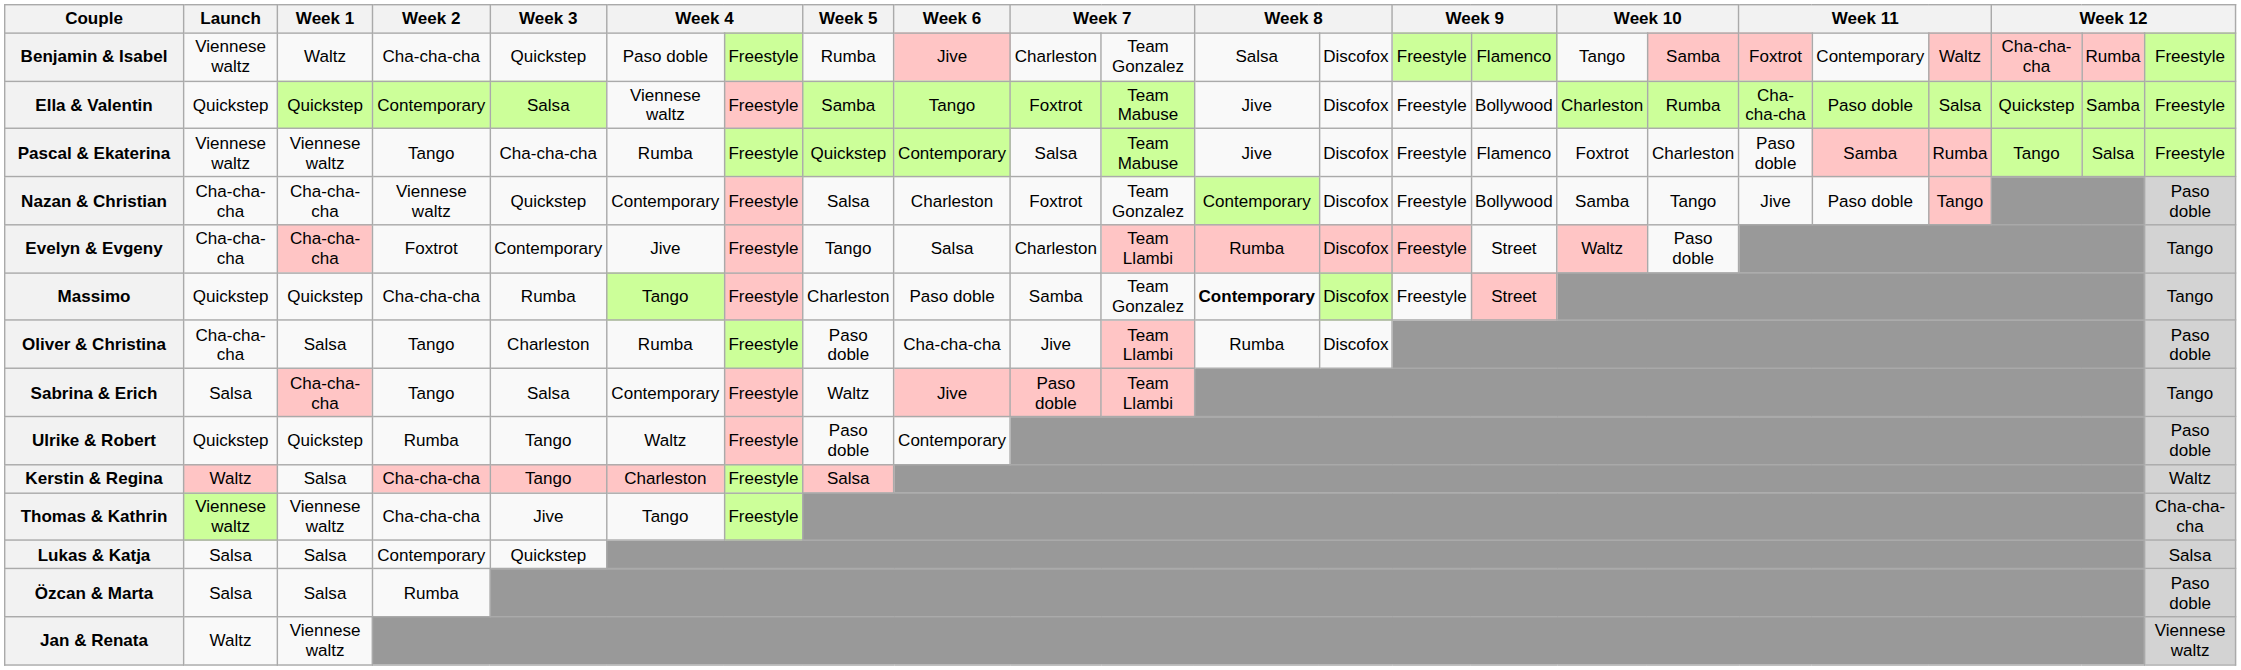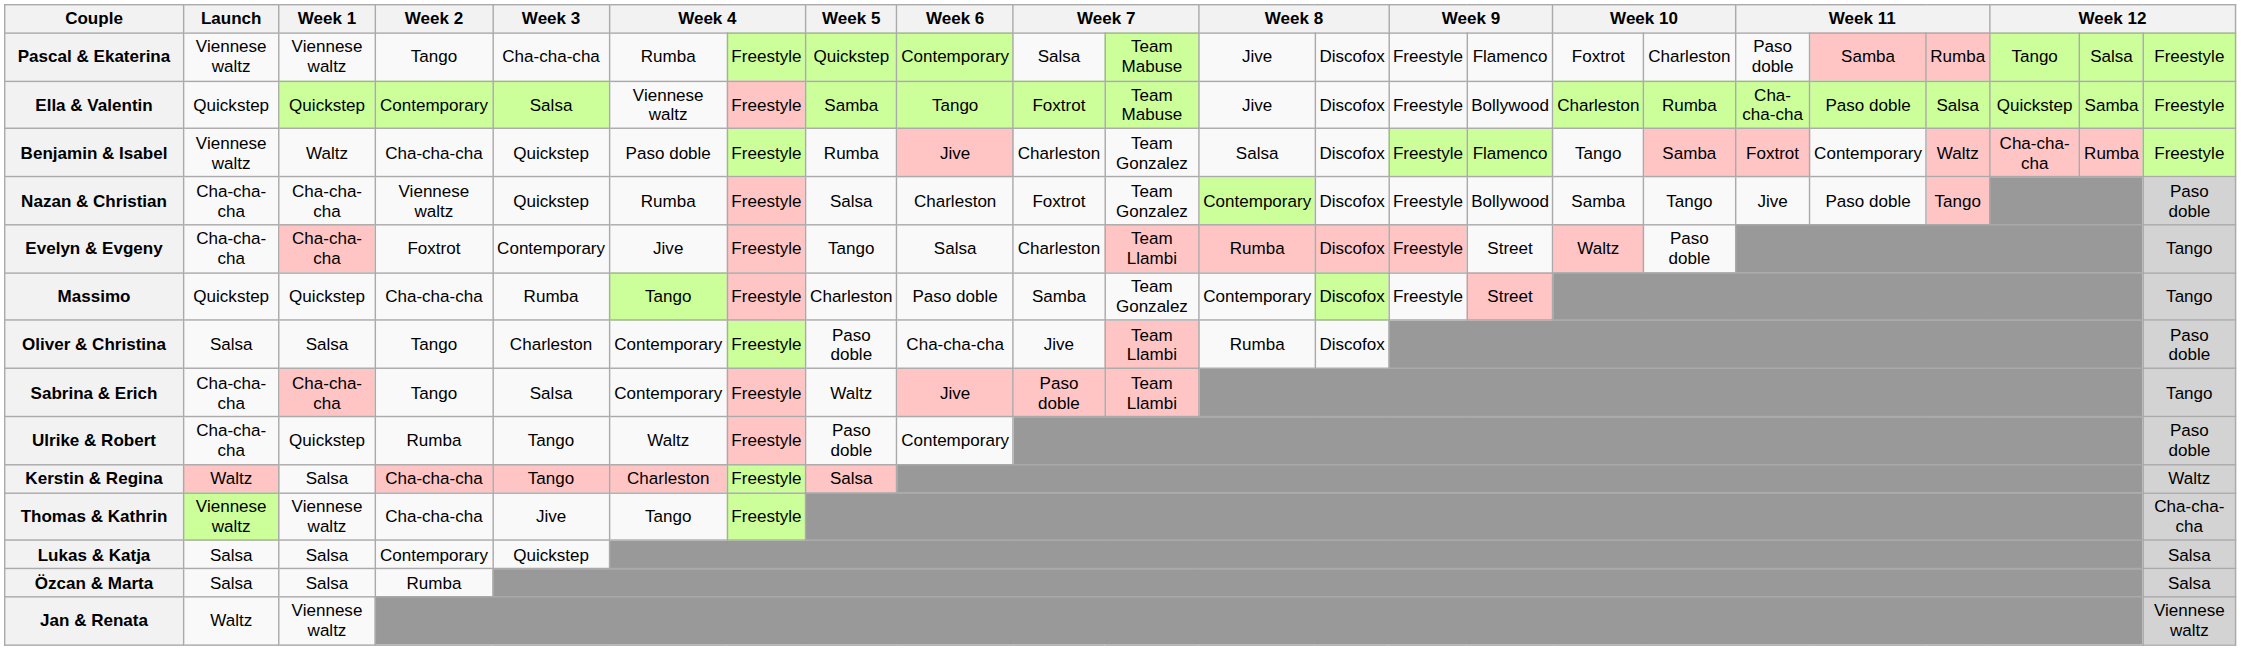rows swapped: (94, 153) <-> (94, 57)
(665, 201) Contemporary -> (668, 201) Rumba
(1257, 297) bold -> (1257, 297) normal
(231, 345) Cha-cha-cha -> (231, 345) Salsa
(665, 345) Rumba -> (668, 345) Contemporary
(231, 393) Salsa -> (231, 393) Cha-cha-cha
(231, 441) Quickstep -> (231, 441) Cha-cha-cha
(2190, 593) Paso doble -> (2189, 583) Salsa
